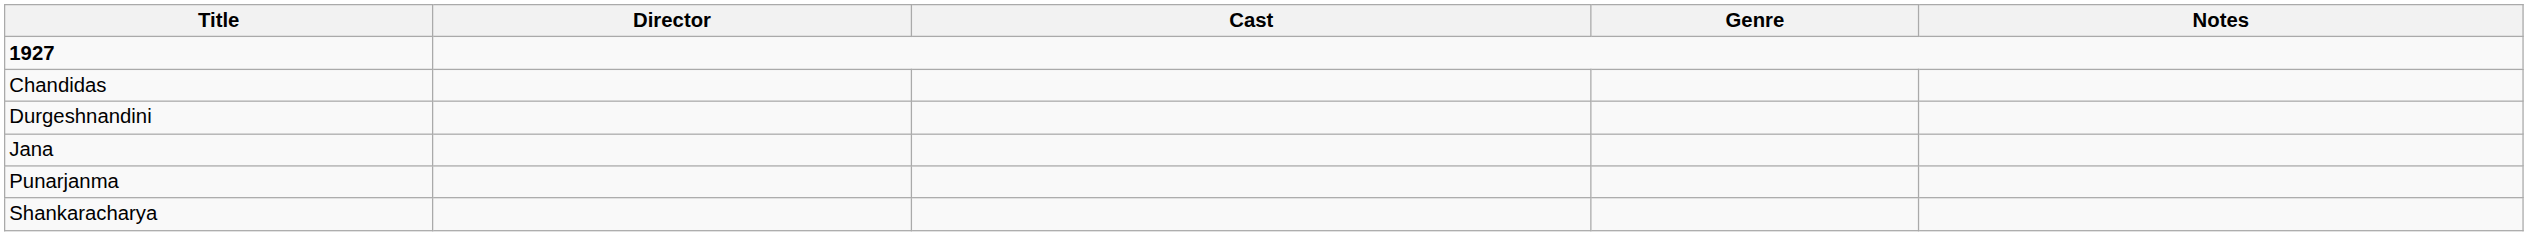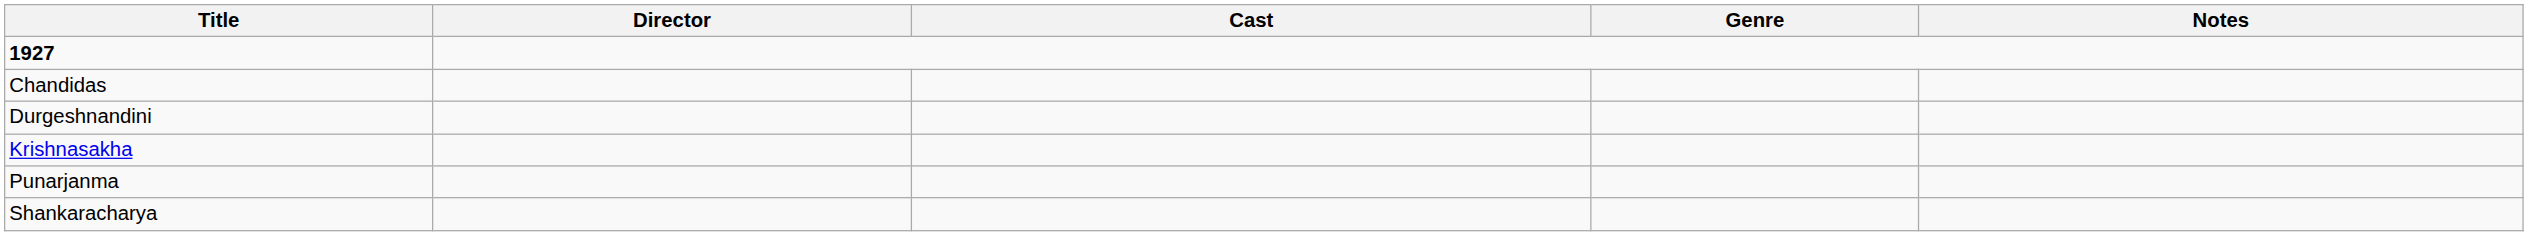- row: (31, 149)
+ row: (71, 149)
